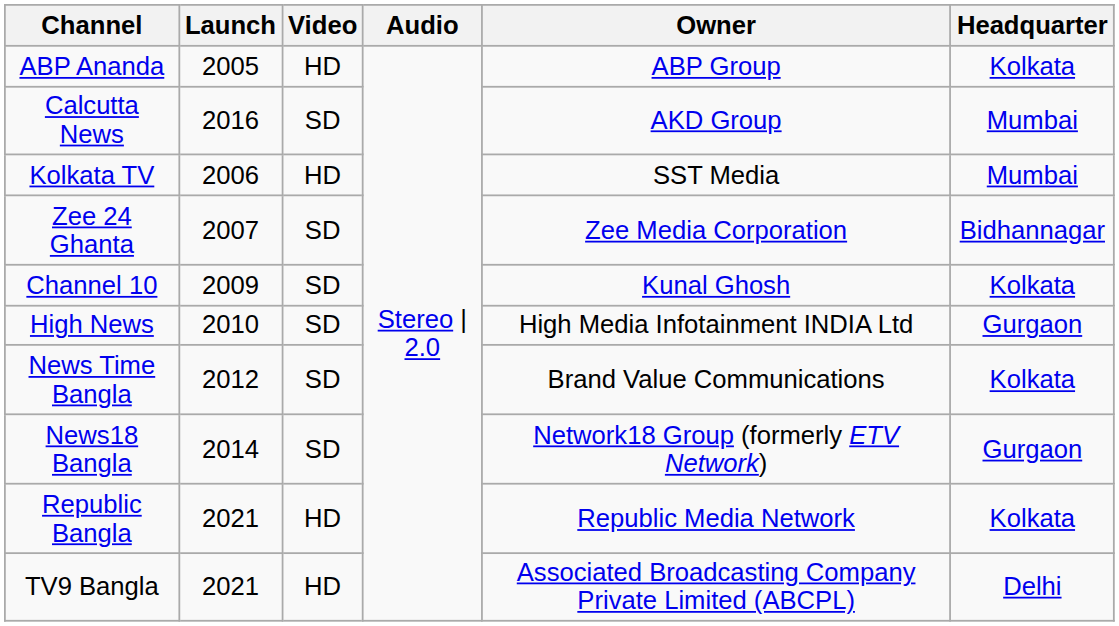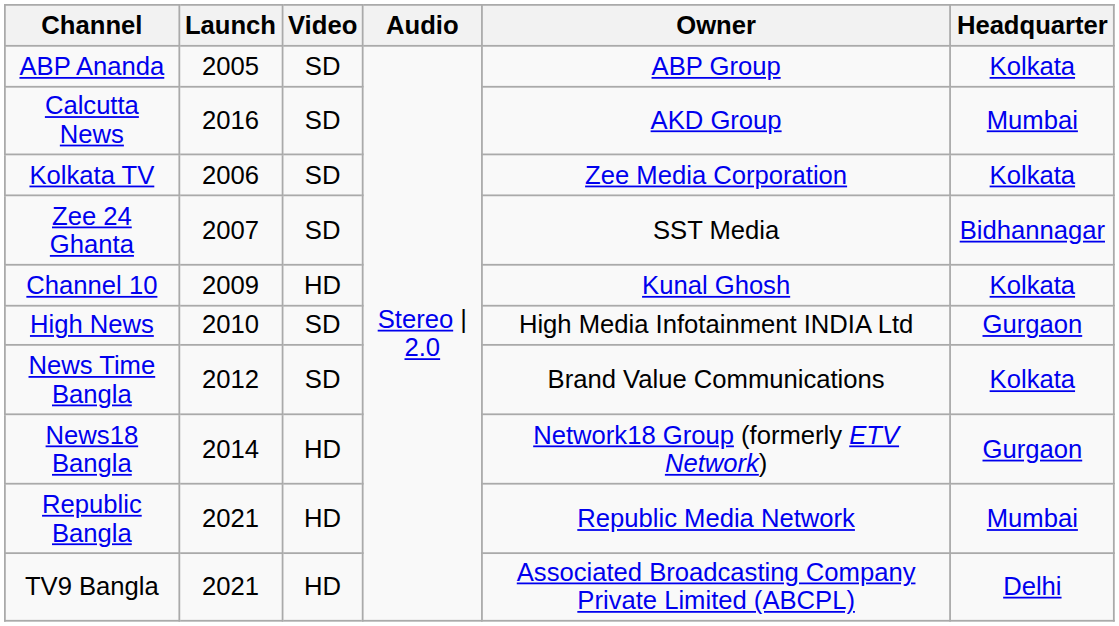(323, 66) HD -> (323, 66) SD
(323, 175) HD -> (323, 175) SD
(716, 175) SST Media -> (716, 175) Zee Media Corporation
(1032, 175) Mumbai -> (1032, 175) Kolkata
(716, 230) Zee Media Corporation -> (716, 230) SST Media
(323, 285) SD -> (323, 285) HD
(323, 449) SD -> (323, 449) HD
(1032, 518) Kolkata -> (1032, 518) Mumbai
